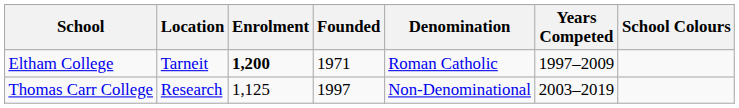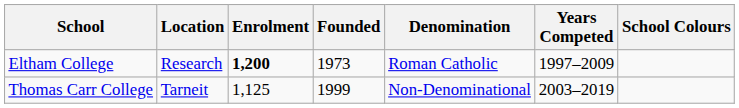(184, 63) Tarneit -> (192, 63) Research
(334, 63) 1971 -> (334, 63) 1973
(192, 90) Research -> (184, 90) Tarneit
(334, 90) 1997 -> (334, 90) 1999
